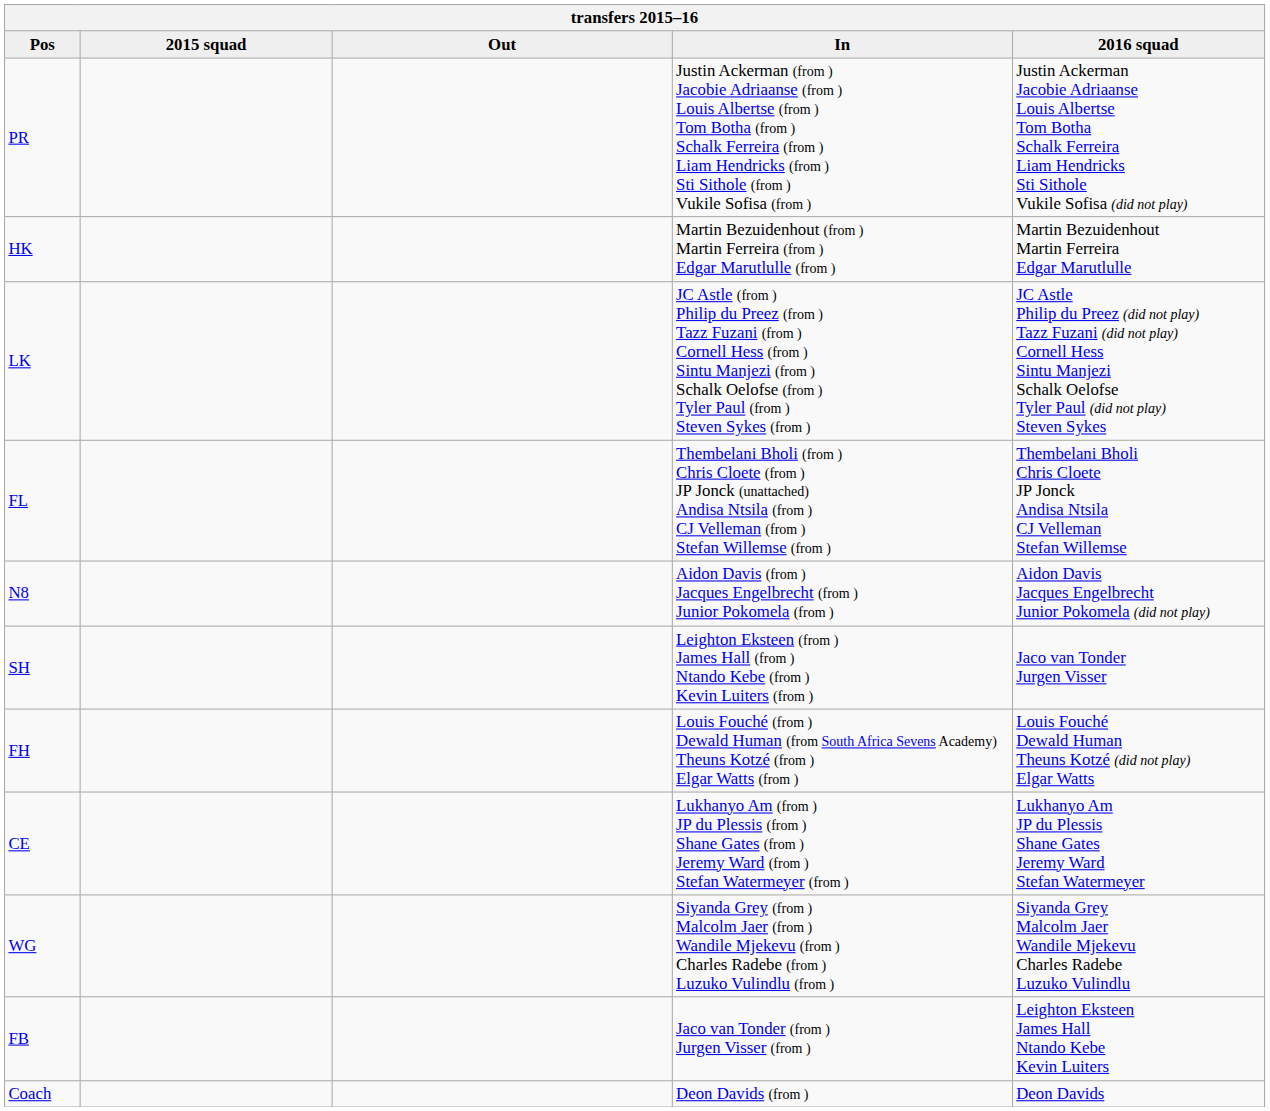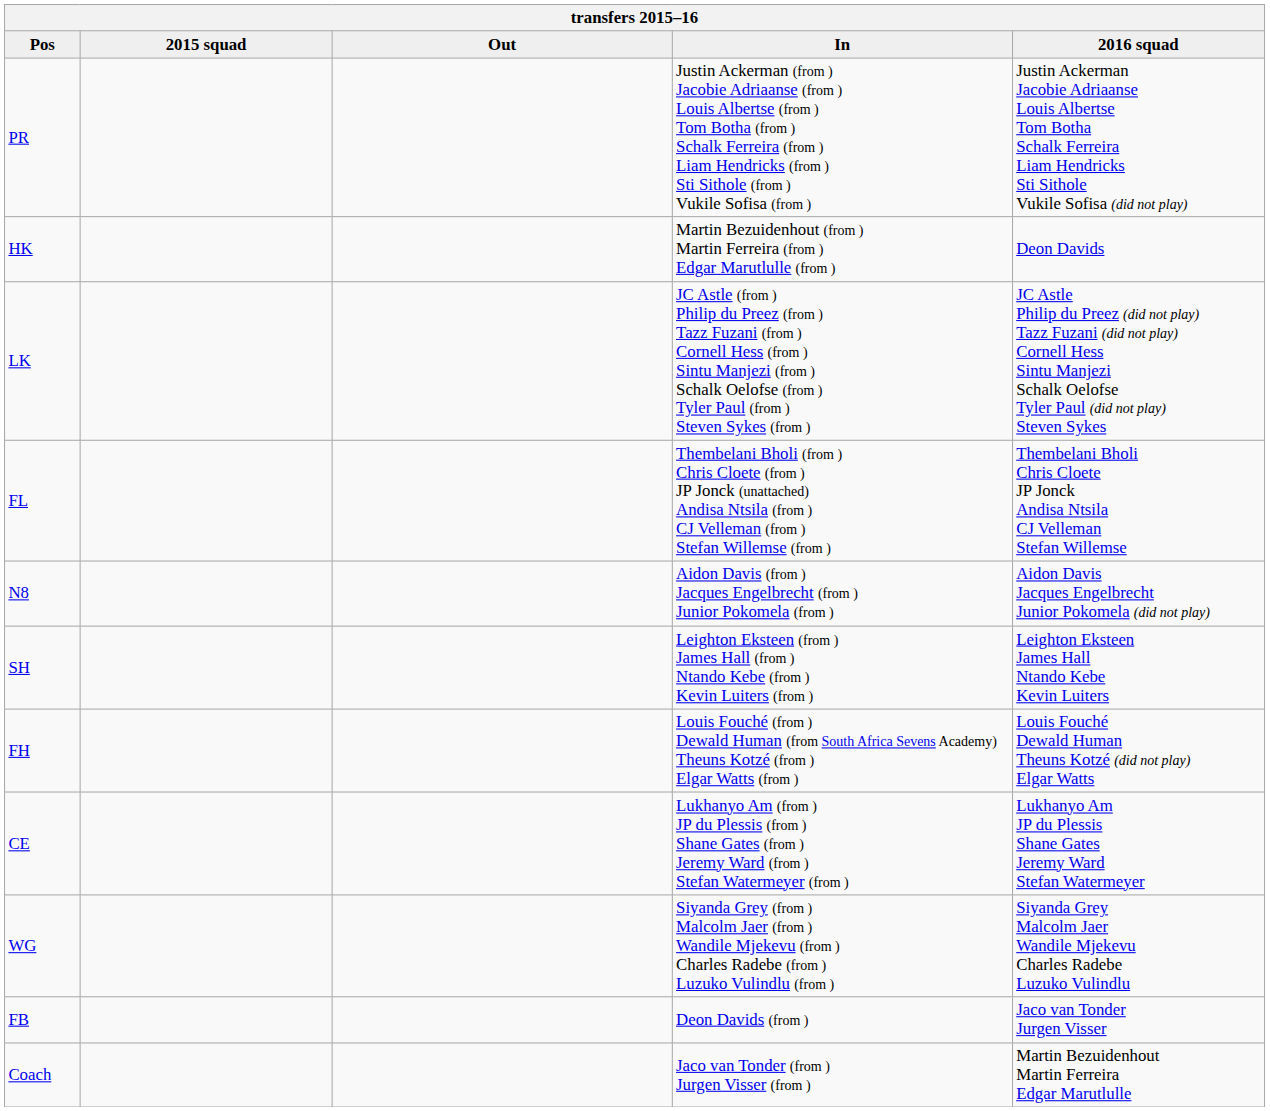(1088, 248) Martin Bezuidenhout Martin Ferreira Edgar Marutlulle -> (1060, 248) Deon Davids
(1071, 667) Jaco van Tonder Jurgen Visser -> (1075, 667) Leighton Eksteen James Hall Ntando Kebe Kevin Luiters
(753, 1038) Jaco van Tonder (from ) Jurgen Visser (from ) -> (742, 1019) Deon Davids (from )
(1075, 1038) Leighton Eksteen James Hall Ntando Kebe Kevin Luiters -> (1071, 1019) Jaco van Tonder Jurgen Visser
(742, 1093) Deon Davids (from ) -> (753, 1074) Jaco van Tonder (from ) Jurgen Visser (from )
(1060, 1093) Deon Davids -> (1088, 1074) Martin Bezuidenhout Martin Ferreira Edgar Marutlulle
